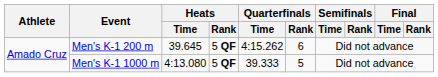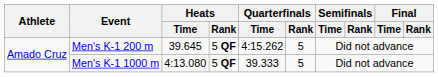(301, 46) 6 -> (301, 46) 5
